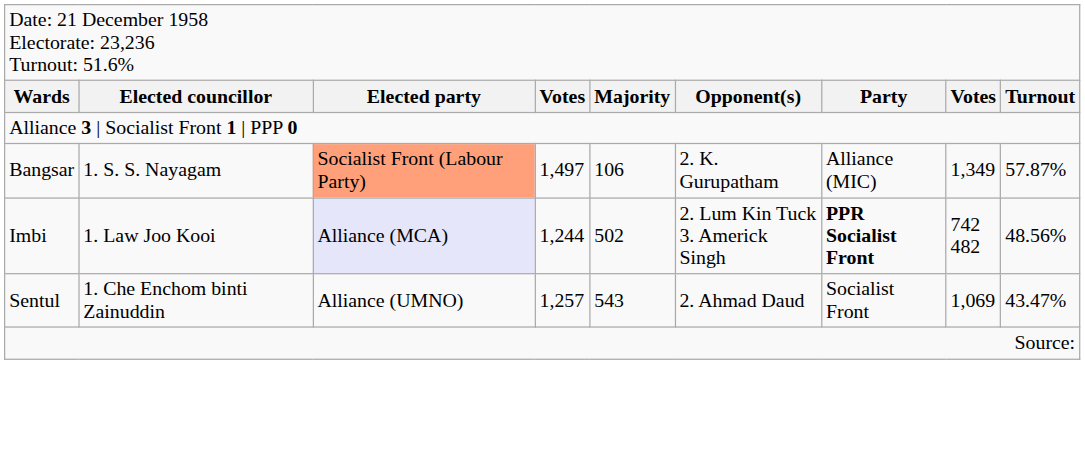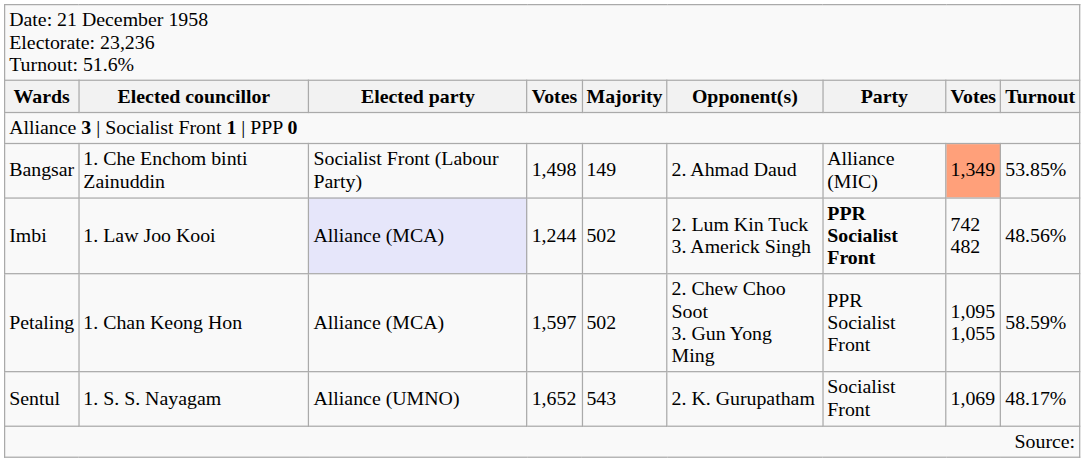(152, 170) 1. S. S. Nayagam -> (165, 170) 1. Che Enchom binti Zainuddin
(410, 170) lightsalmon background -> (406, 170) no background
(562, 170) 1,497 -> (554, 170) 1,498
(609, 170) 106 -> (601, 170) 149
(729, 170) 2. K. Gurupatham -> (734, 170) 2. Ahmad Daud
(973, 170) no background -> (973, 170) lightsalmon background
(1036, 170) 57.87% -> (1036, 170) 53.85%
+ row: (42, 322)
(165, 300) 1. Che Enchom binti Zainuddin -> (152, 398) 1. S. S. Nayagam
(562, 300) 1,257 -> (554, 398) 1,652
(742, 300) 2. Ahmad Daud -> (743, 398) 2. K. Gurupatham
(1036, 300) 43.47% -> (1036, 398) 48.17%
